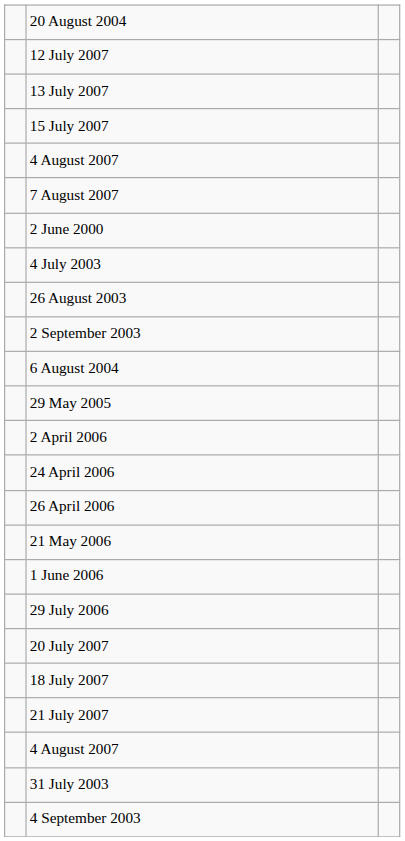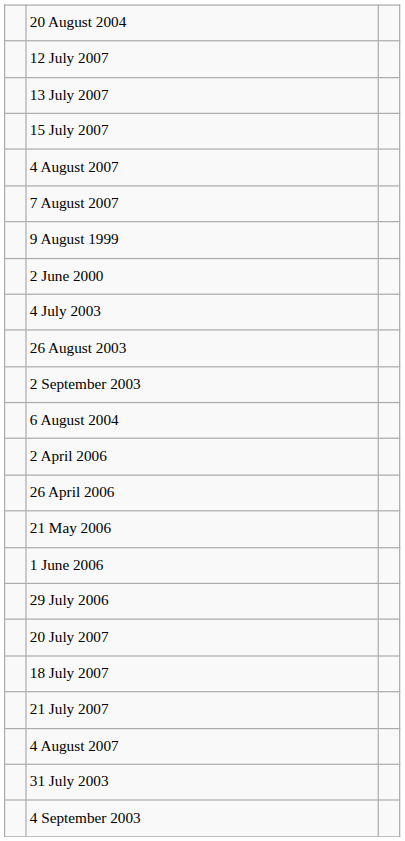+ row: (15, 240)
- row: (15, 403)
- row: (15, 473)
